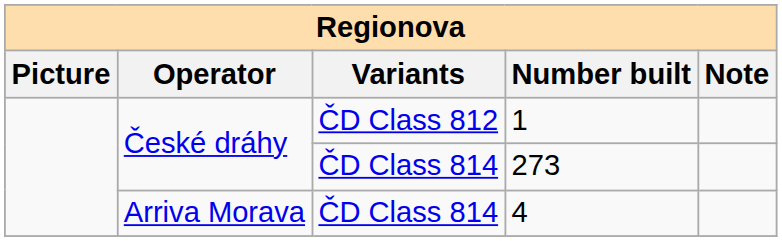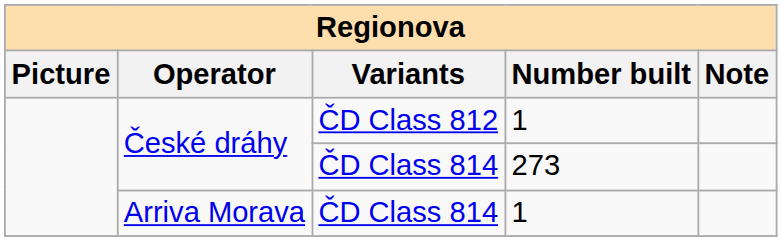(520, 212) 4 -> (520, 212) 1
